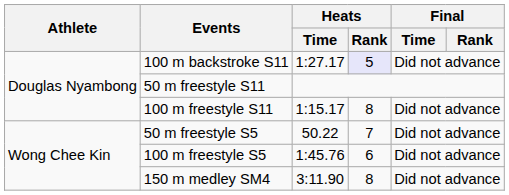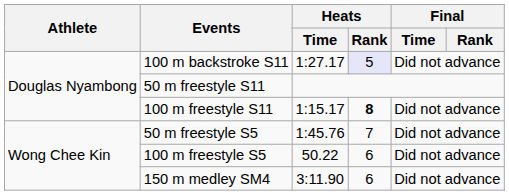(369, 109) normal -> (369, 109) bold
(320, 133) 50.22 -> (320, 133) 1:45.76
(320, 156) 1:45.76 -> (320, 156) 50.22
(369, 179) 8 -> (369, 179) 6
